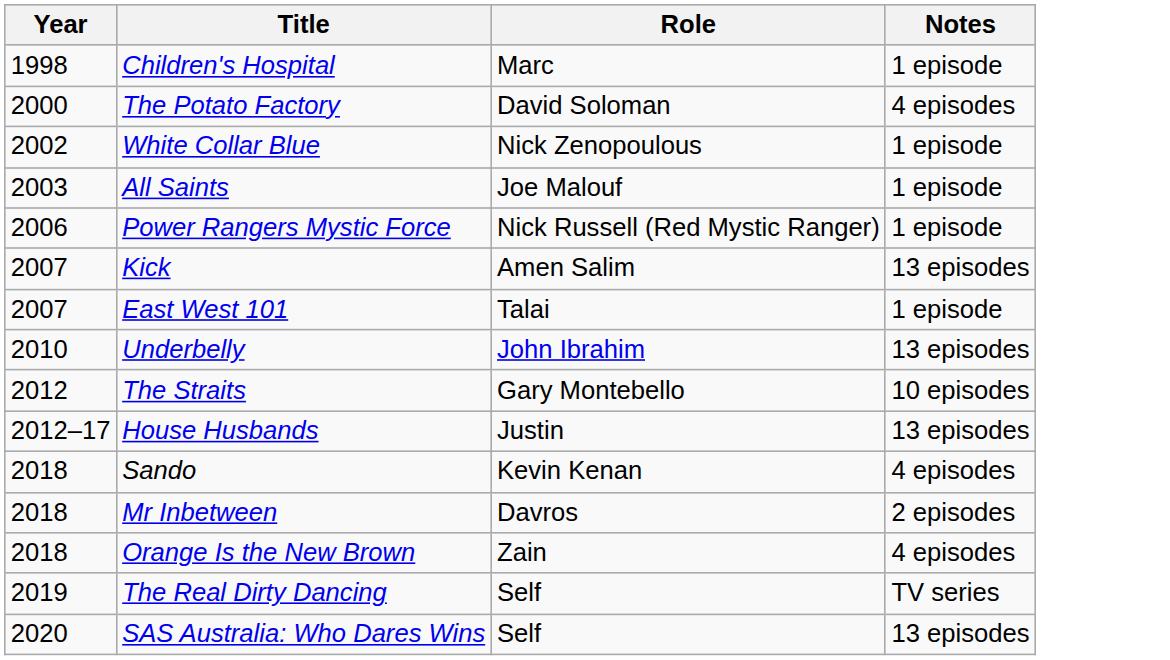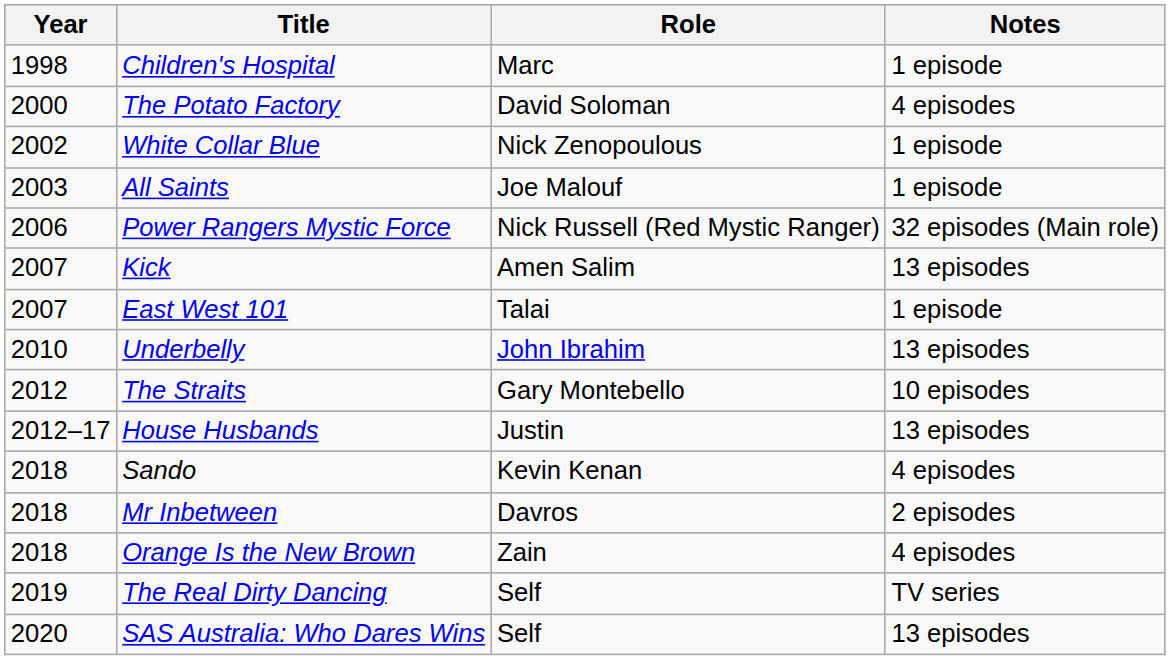(947, 227) 1 episode -> (1025, 227) 32 episodes (Main role)
